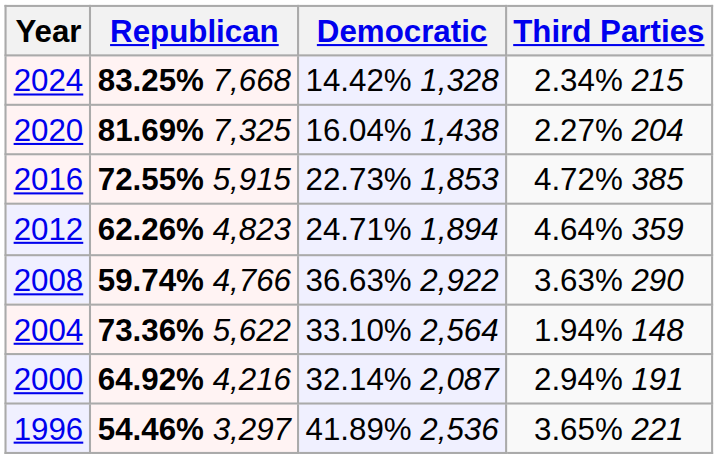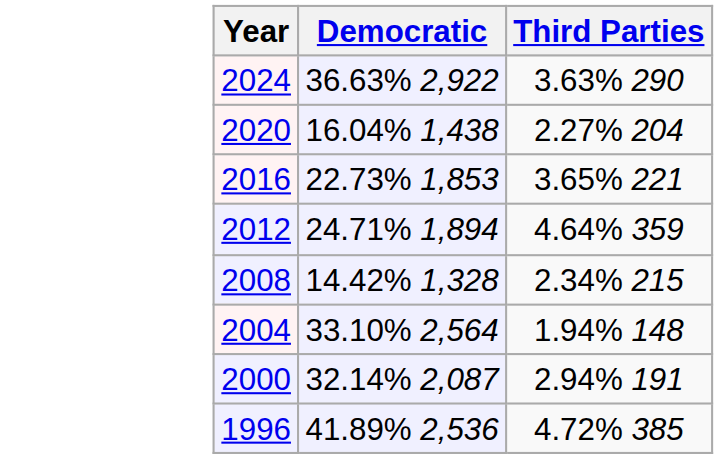- column: (194, 31)
(402, 81) 14.42% 1,328 -> (402, 81) 36.63% 2,922
(609, 81) 2.34% 215 -> (609, 81) 3.63% 290
(609, 180) 4.72% 385 -> (609, 180) 3.65% 221
(402, 279) 36.63% 2,922 -> (402, 279) 14.42% 1,328
(609, 279) 3.63% 290 -> (609, 279) 2.34% 215
(609, 428) 3.65% 221 -> (609, 428) 4.72% 385
